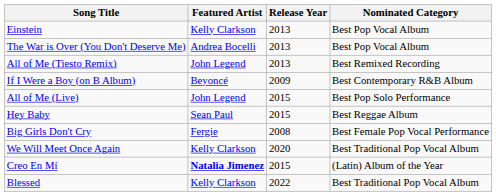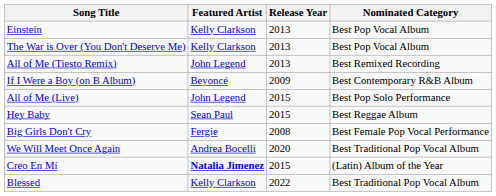(223, 47) Andrea Bocelli -> (223, 47) Kelly Clarkson
(223, 149) Kelly Clarkson -> (223, 149) Andrea Bocelli
